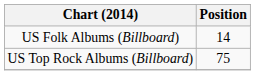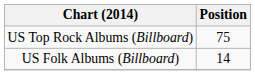rows swapped: (100, 37) <-> (100, 59)
